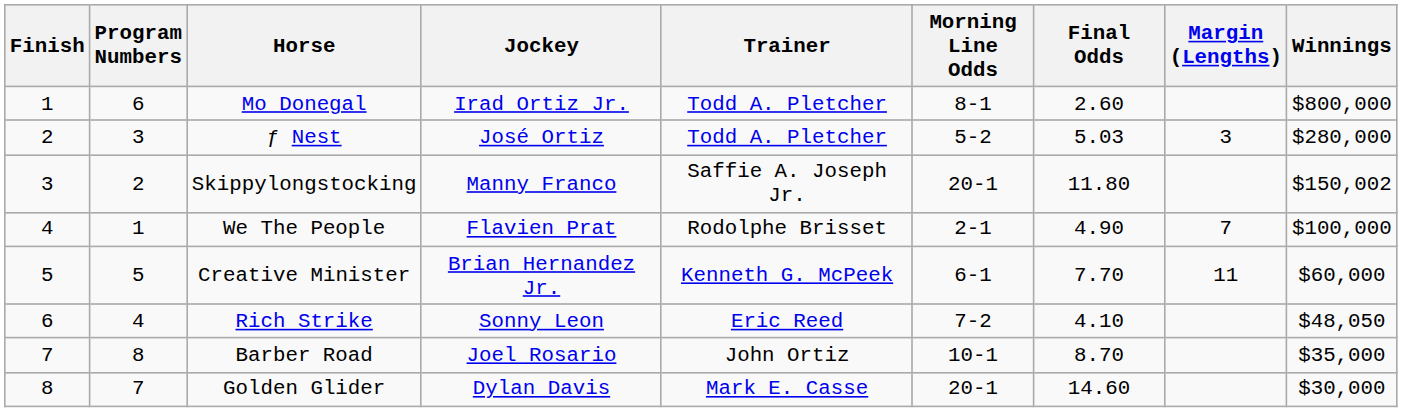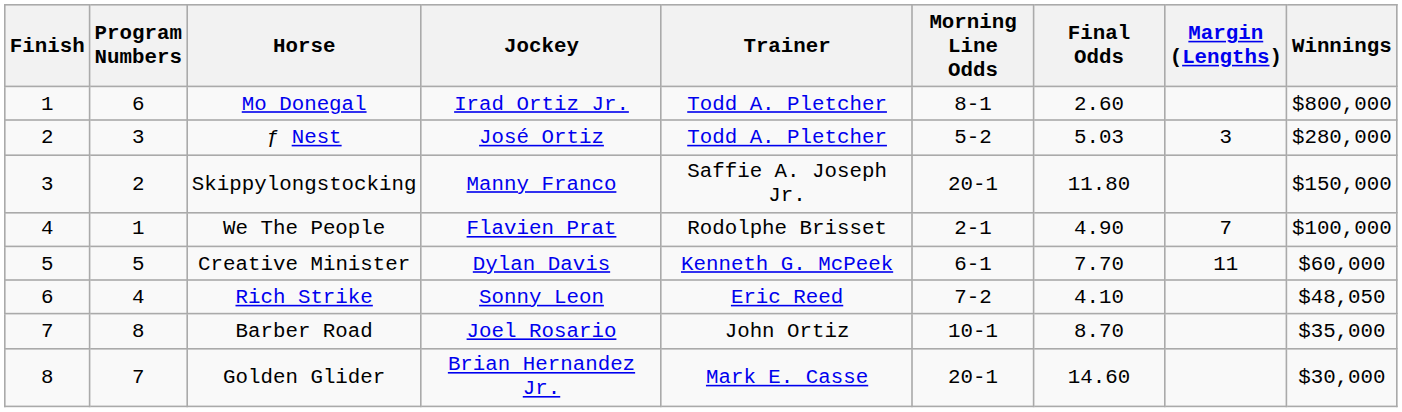(1342, 183) $150,002 -> (1342, 183) $150,000
(542, 275) Brian Hernandez Jr. -> (541, 263) Dylan Davis
(541, 389) Dylan Davis -> (542, 377) Brian Hernandez Jr.
